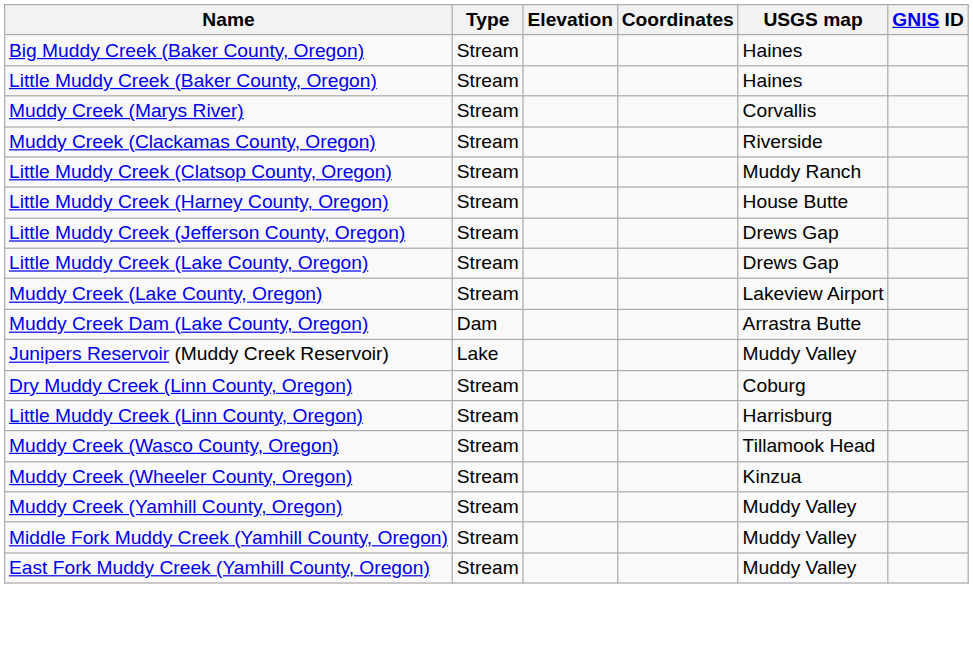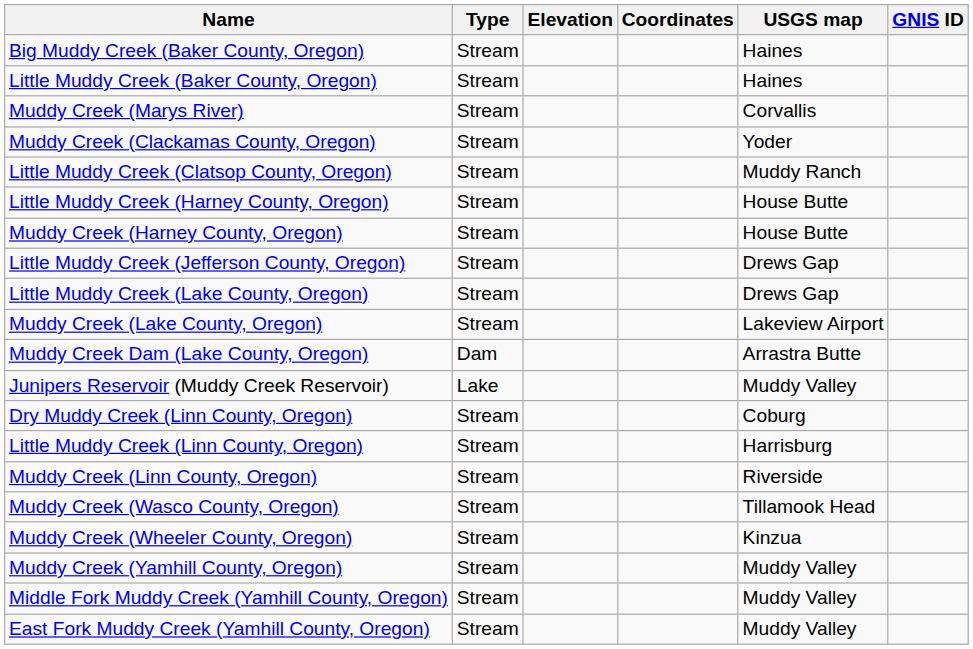(783, 141) Riverside -> (767, 141) Yoder
+ row: (176, 232)
+ row: (163, 476)
